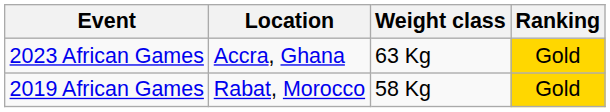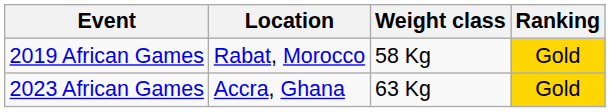rows swapped: (107, 89) <-> (107, 55)
